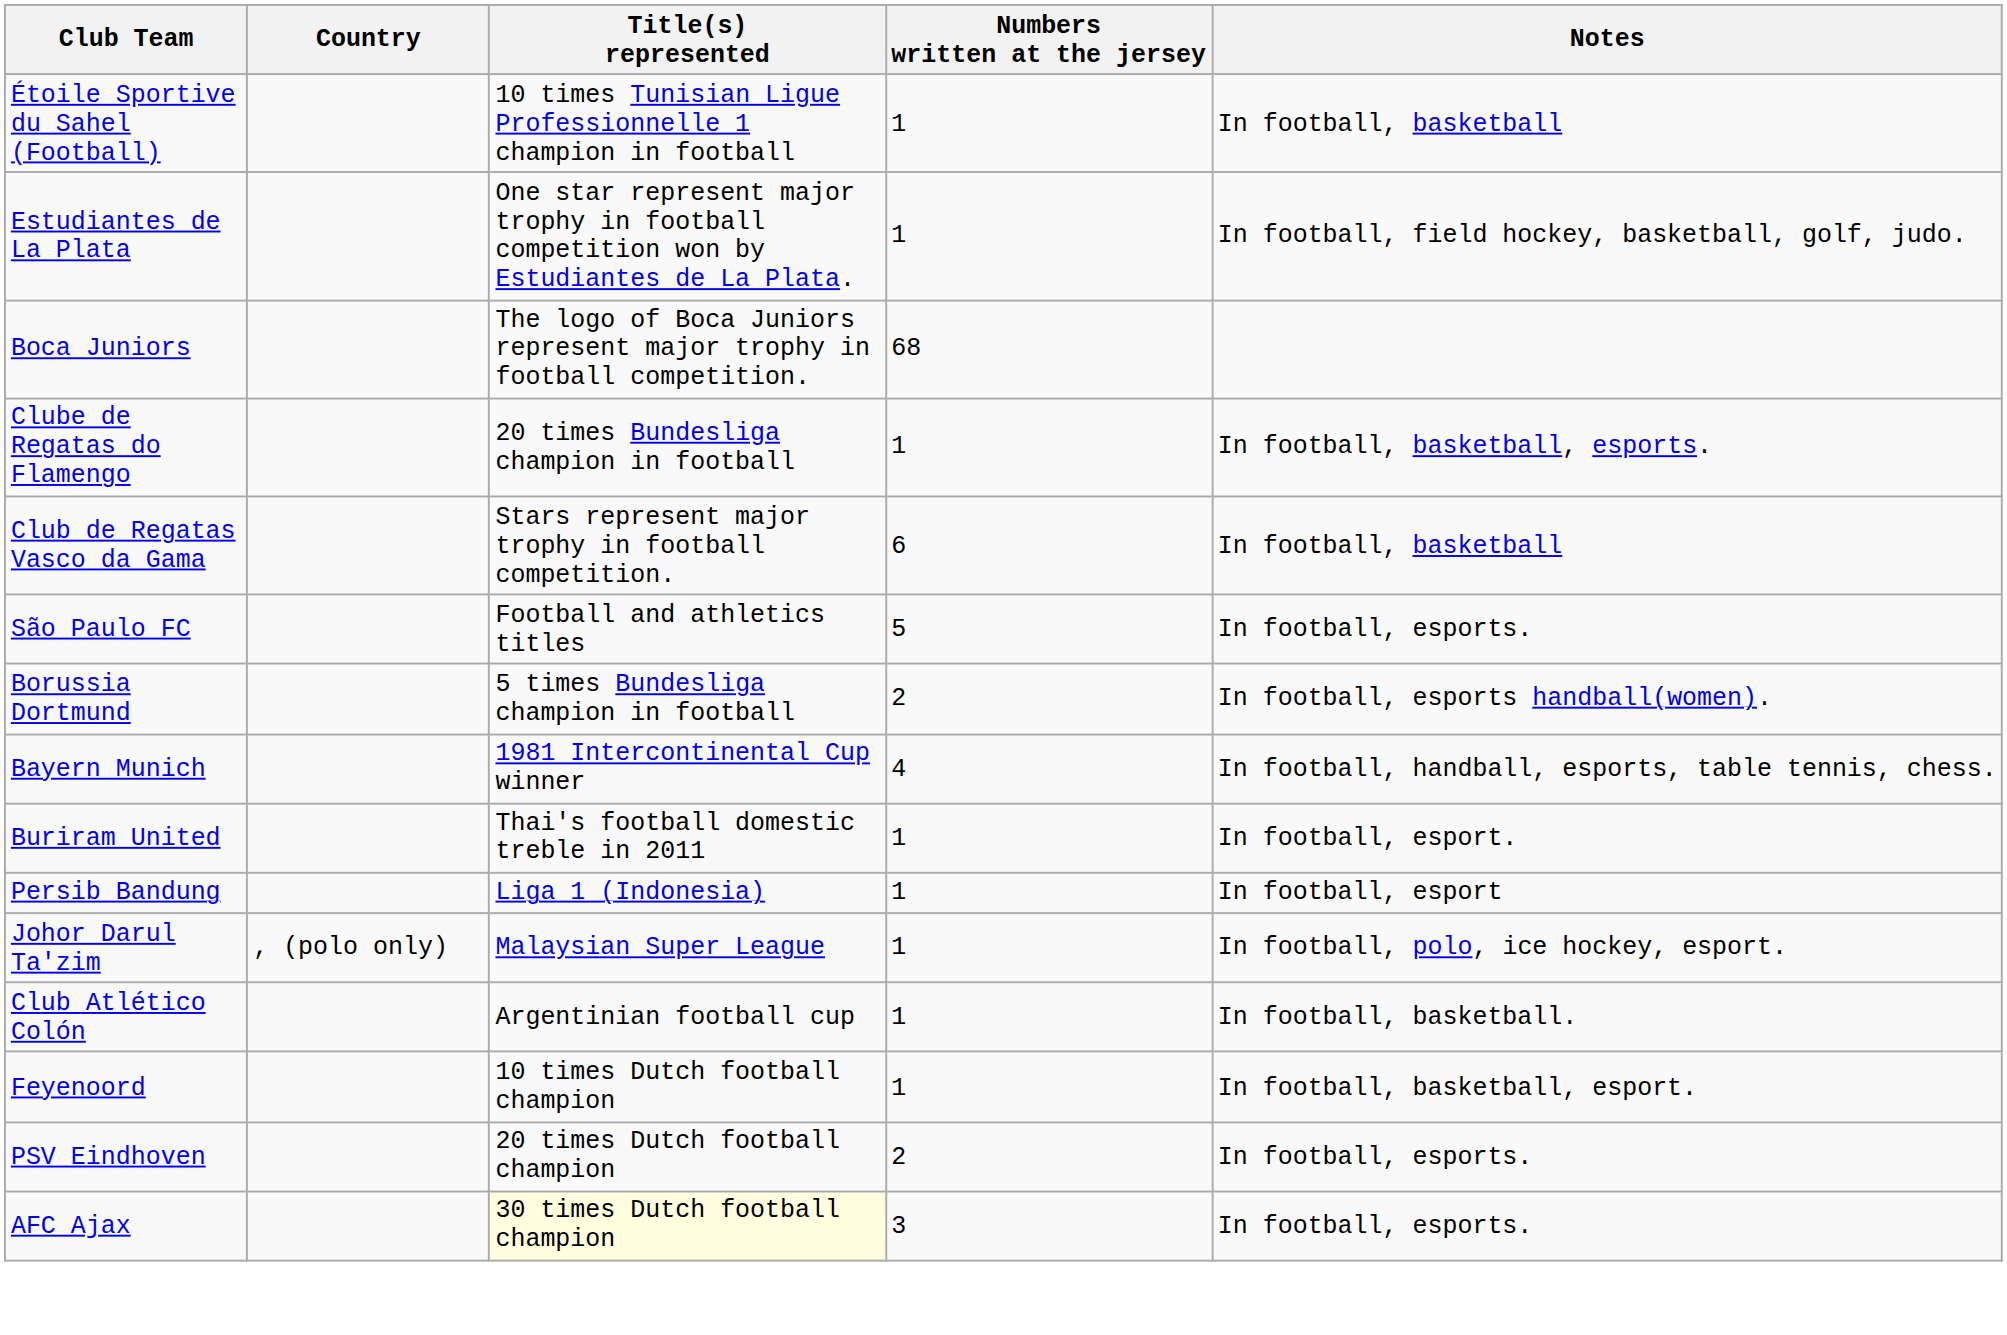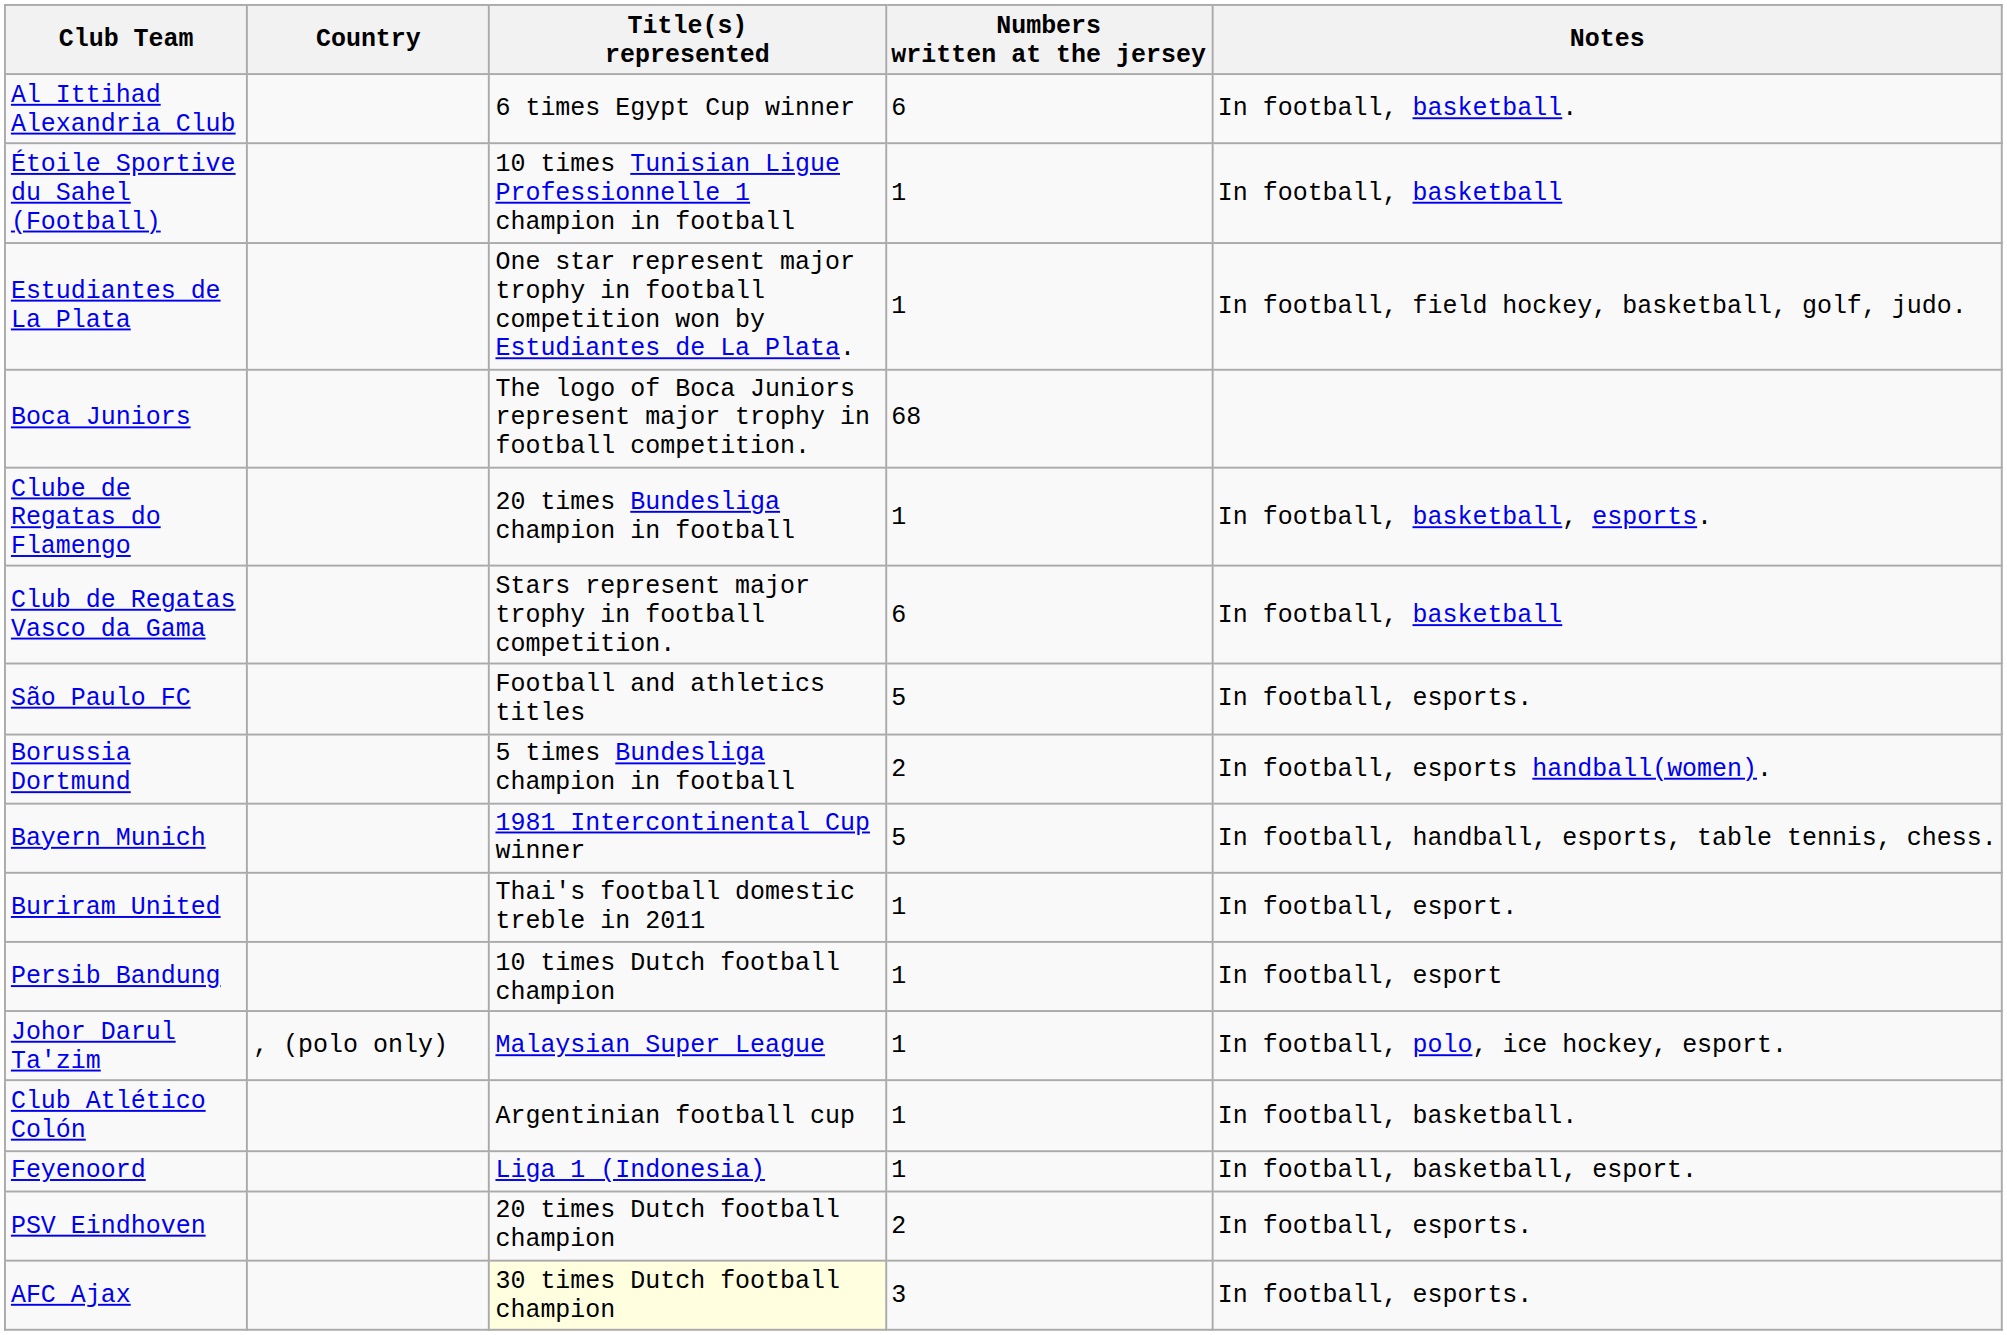+ row: (123, 109)
(899, 768) 4 -> (899, 838) 5
(630, 893) Liga 1 (Indonesia) -> (668, 977) 10 times Dutch football champion
(668, 1087) 10 times Dutch football champion -> (630, 1171) Liga 1 (Indonesia)
